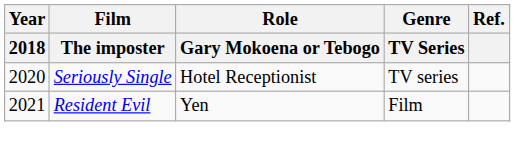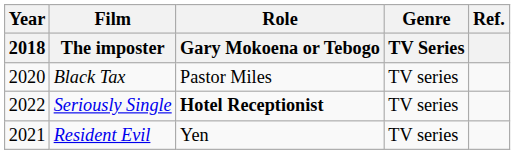+ row: (90, 76)
(27, 76) 2020 -> (27, 105) 2022
(248, 76) normal -> (252, 105) bold
(406, 105) Film -> (423, 134) TV series
